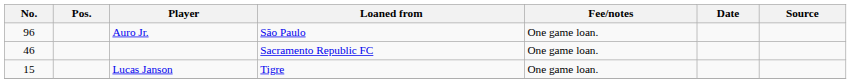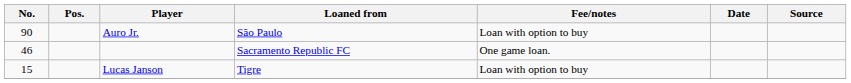(29, 32) 96 -> (27, 32) 90
(563, 32) One game loan. -> (534, 32) Loan with option to buy
(563, 69) One game loan. -> (534, 69) Loan with option to buy
